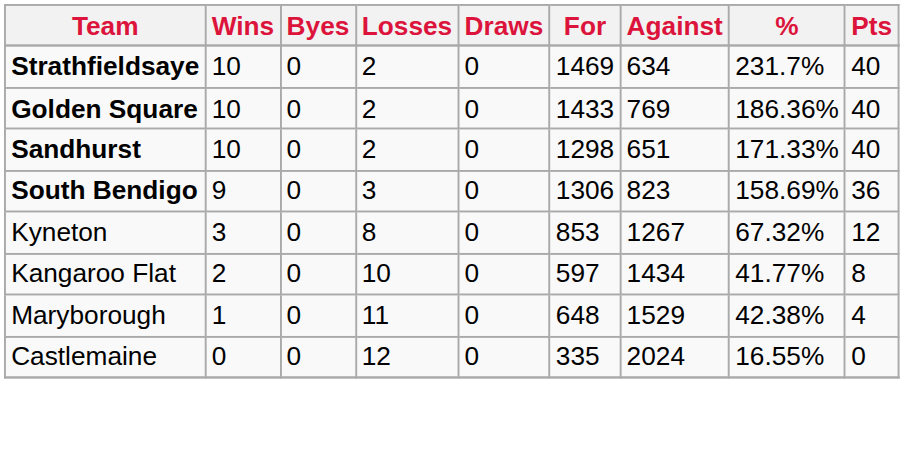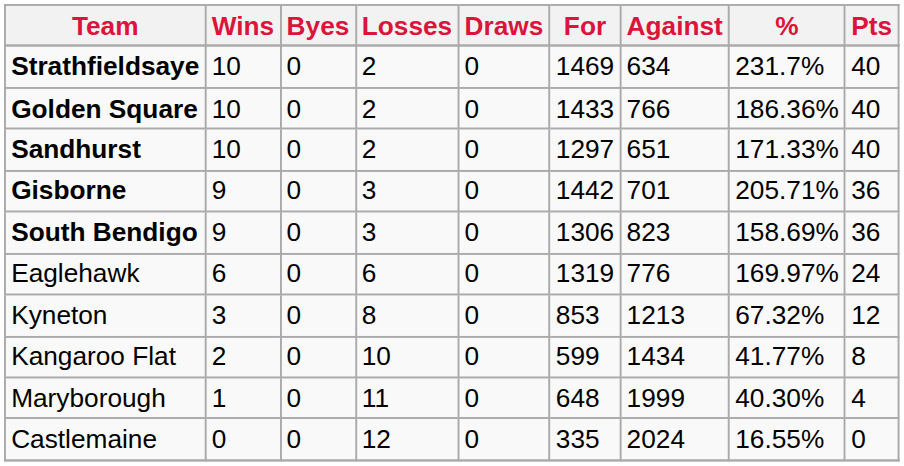(648, 108) 769 -> (648, 108) 766
(585, 149) 1298 -> (585, 149) 1297
+ row: (69, 191)
+ row: (75, 273)
(656, 232) 1267 -> (656, 315) 1213
(578, 273) 597 -> (578, 356) 599
(656, 315) 1529 -> (656, 398) 1999
(780, 315) 42.38% -> (780, 398) 40.30%
